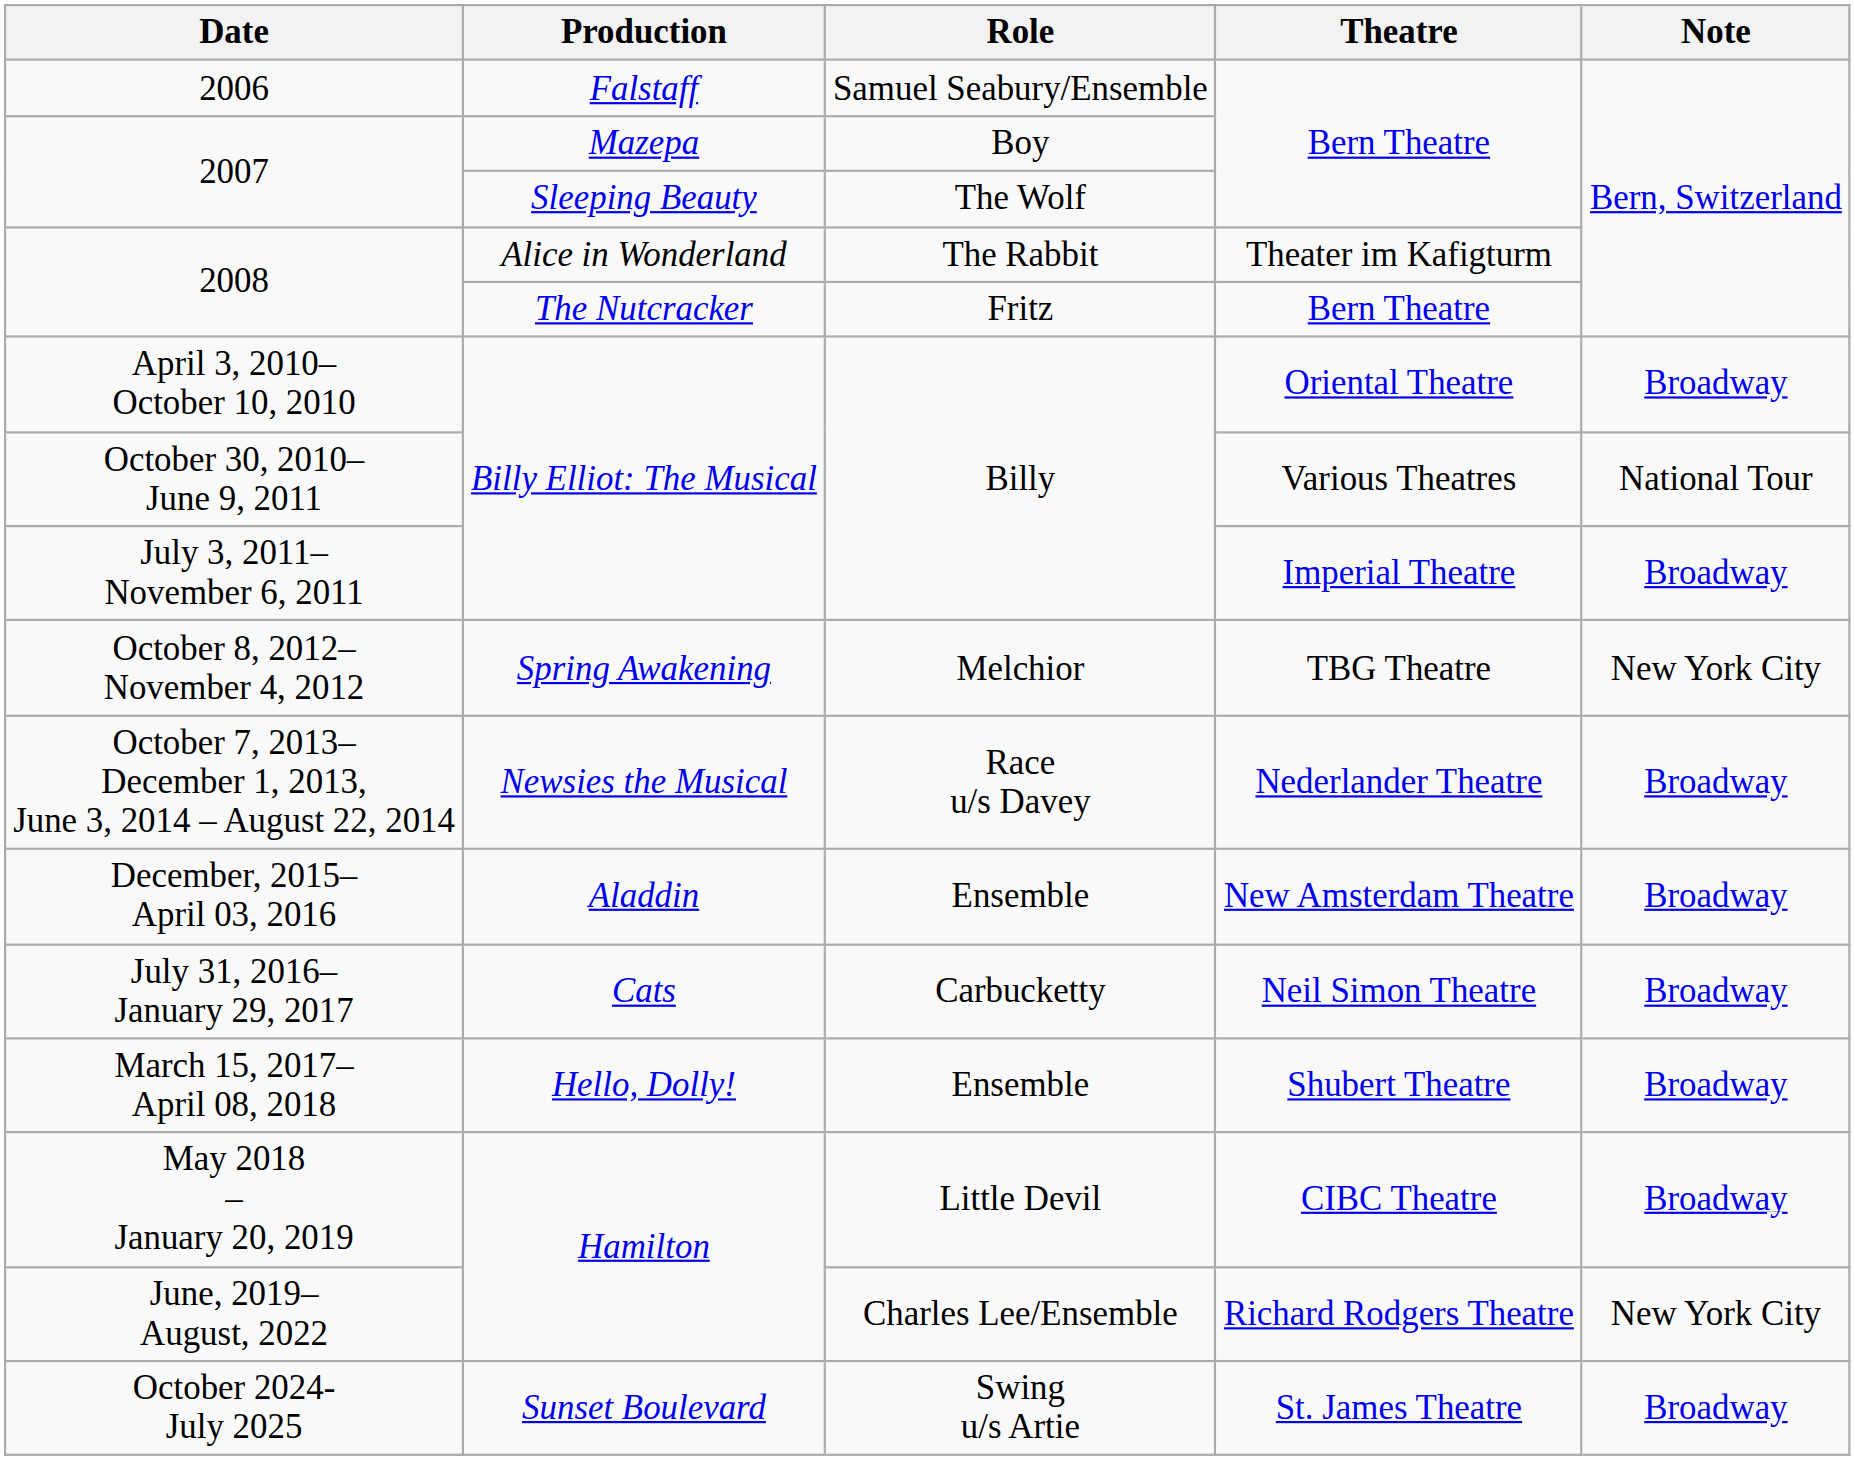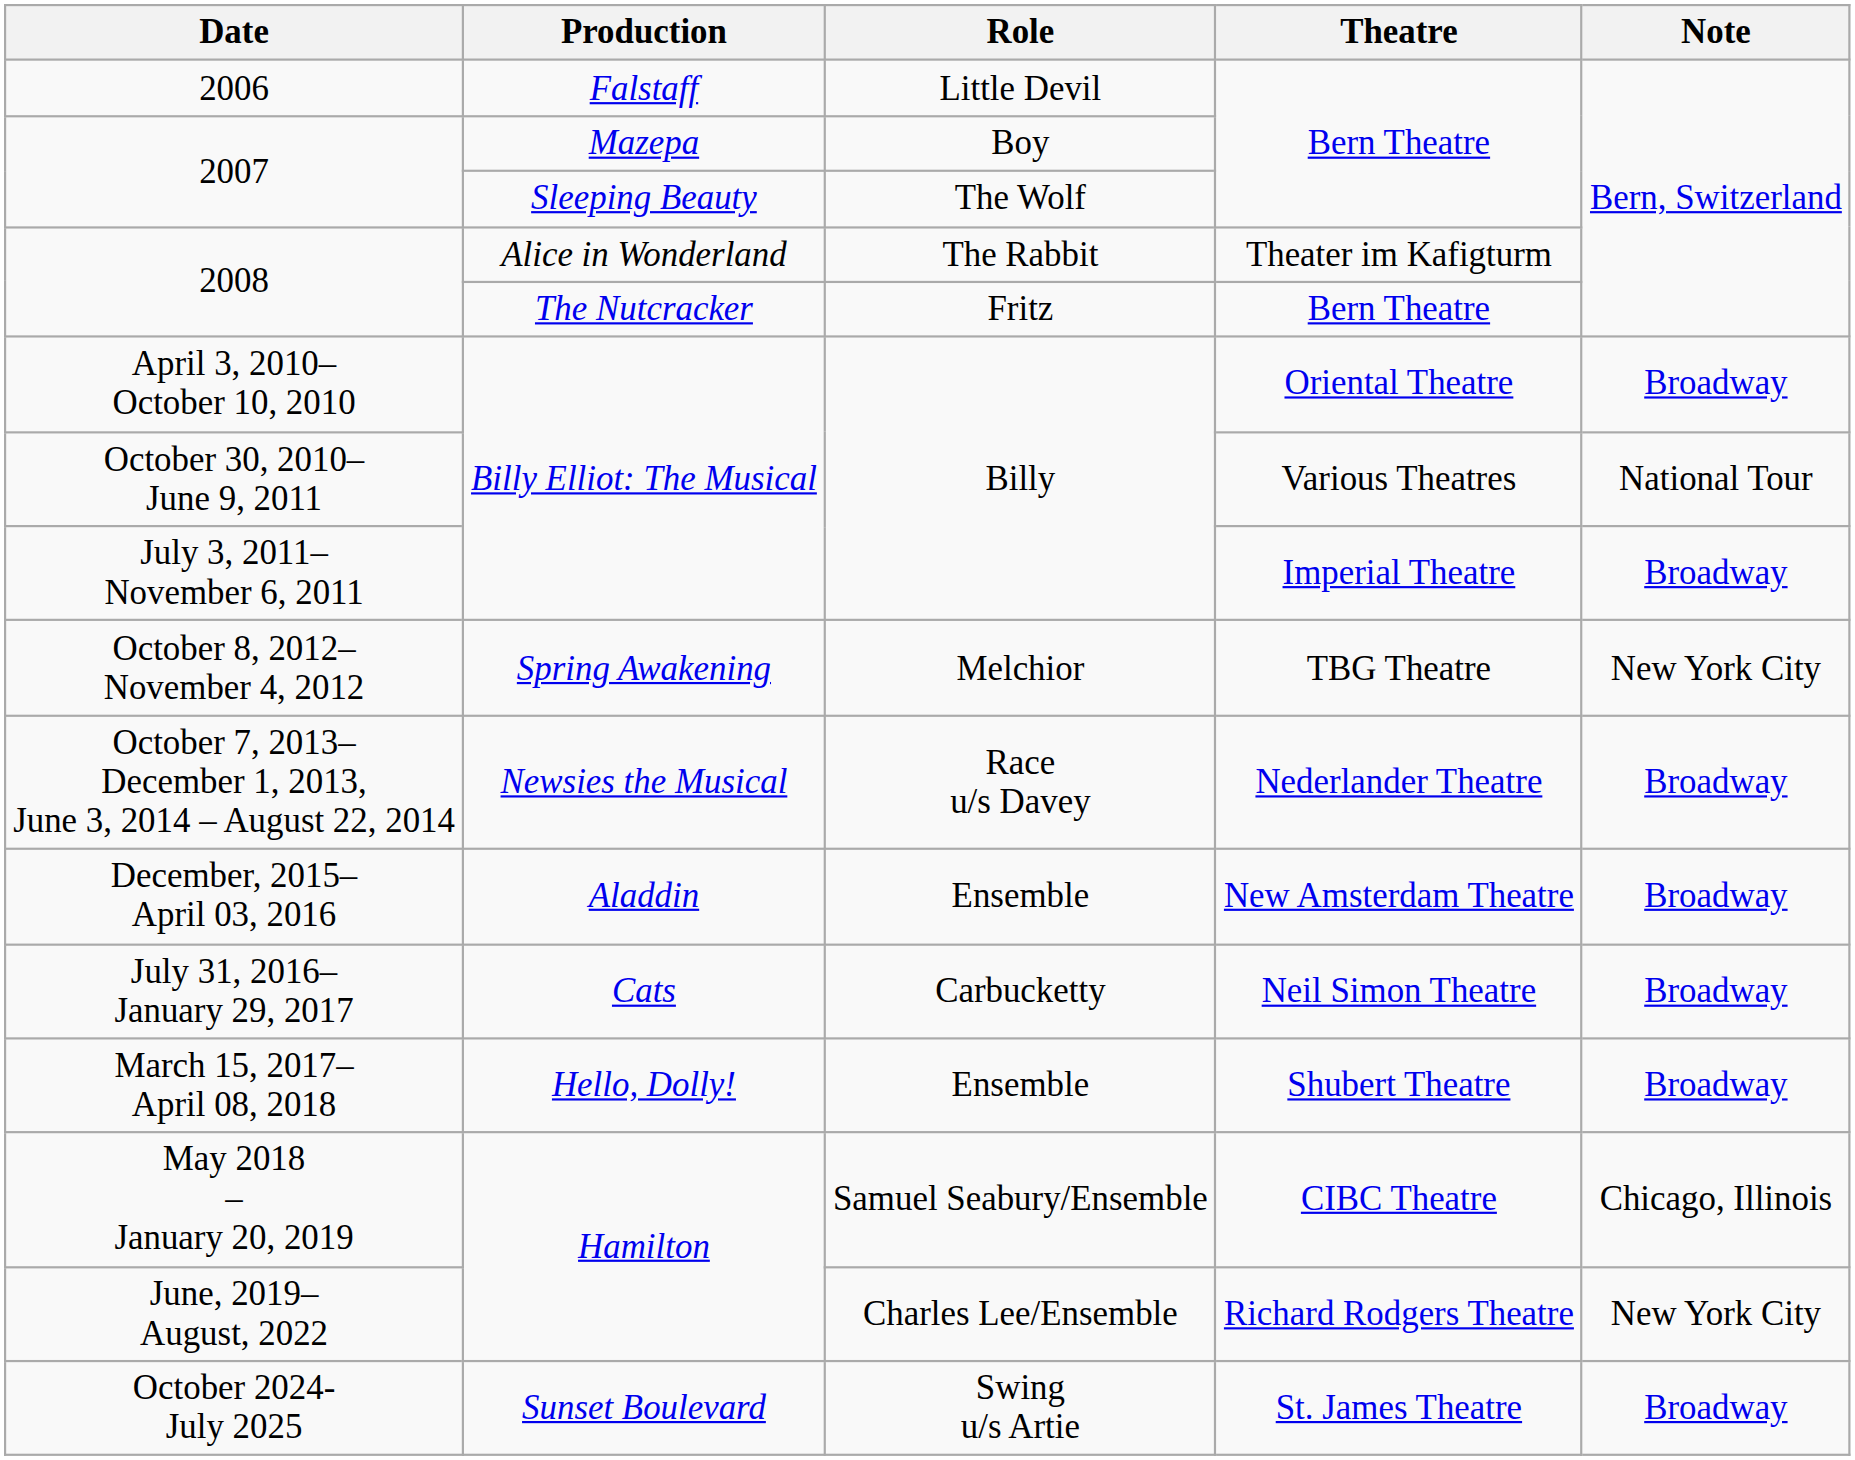(1020, 87) Samuel Seabury/Ensemble -> (1020, 87) Little Devil
(1020, 1199) Little Devil -> (1020, 1199) Samuel Seabury/Ensemble
(1716, 1199) Broadway -> (1716, 1199) Chicago, Illinois
